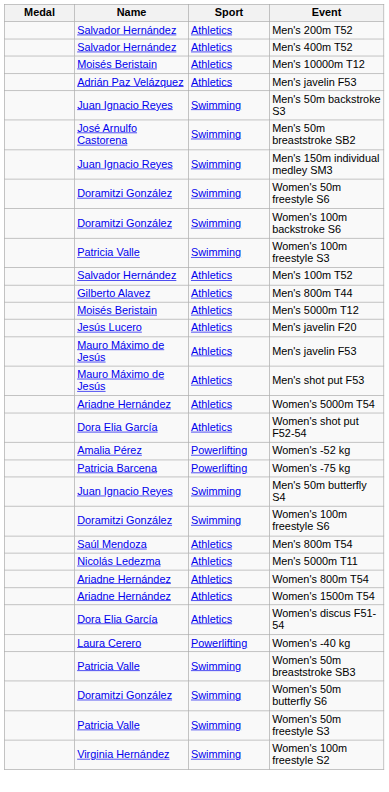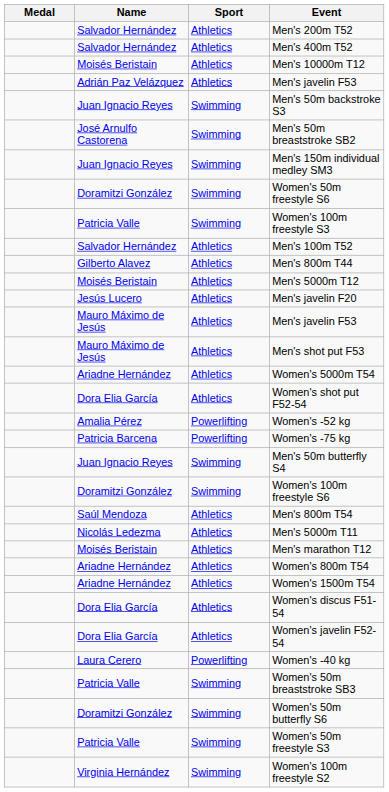- row: (125, 223)
+ row: (117, 549)
+ row: (117, 637)
